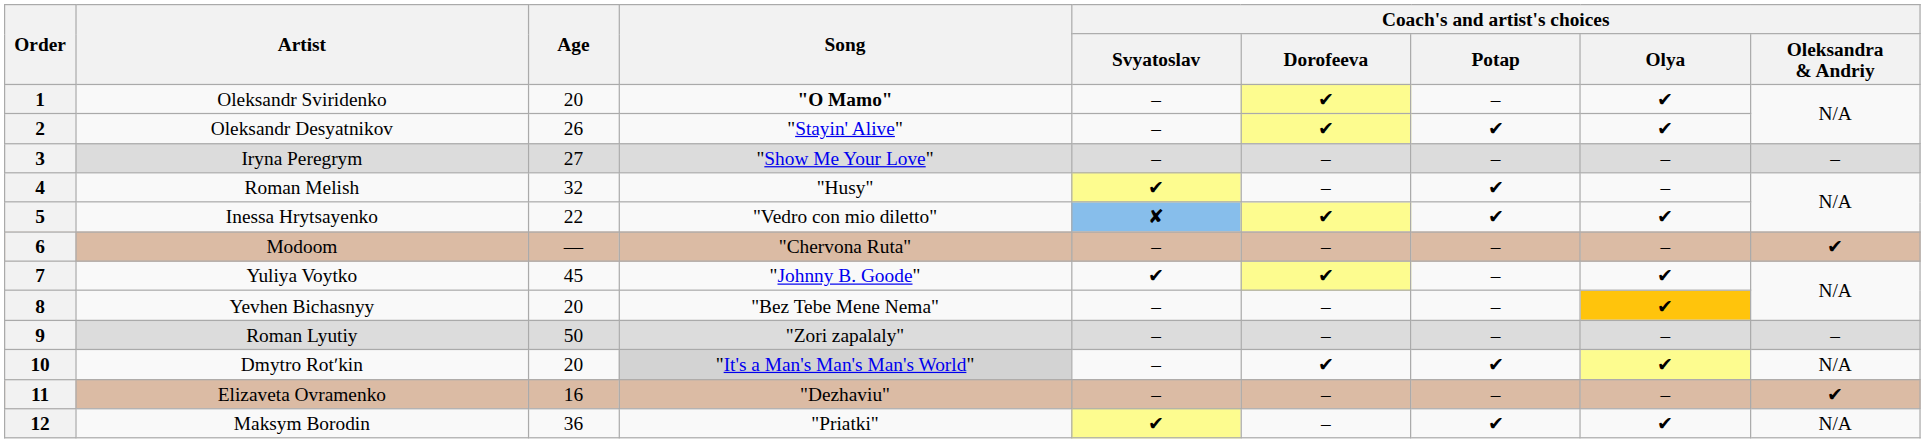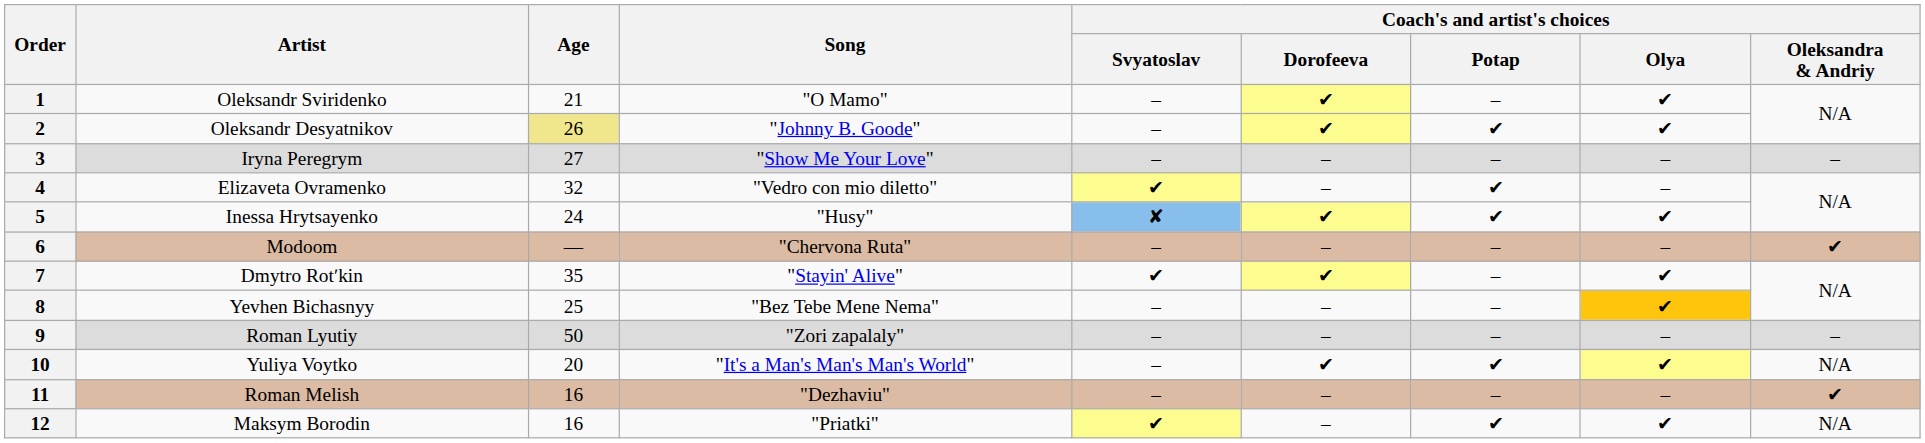(573, 99) 20 -> (573, 99) 21
(845, 99) bold -> (845, 99) normal
(573, 128) no background -> (573, 128) khaki background
(845, 128) "Stayin' Alive" -> (845, 128) "Johnny B. Goode"
(302, 187) Roman Melish -> (302, 187) Elizaveta Ovramenko
(845, 187) "Husy" -> (845, 187) "Vedro con mio diletto"
(573, 217) 22 -> (573, 217) 24
(845, 217) "Vedro con mio diletto" -> (845, 217) "Husy"
(302, 276) Yuliya Voytko -> (302, 276) Dmytro Rotʹkin
(573, 276) 45 -> (573, 276) 35
(845, 276) "Johnny B. Goode" -> (845, 276) "Stayin' Alive"
(573, 305) 20 -> (573, 305) 25
(302, 364) Dmytro Rotʹkin -> (302, 364) Yuliya Voytko
(845, 364) lightgrey background -> (845, 364) no background
(302, 394) Elizaveta Ovramenko -> (302, 394) Roman Melish
(573, 423) 36 -> (573, 423) 16
